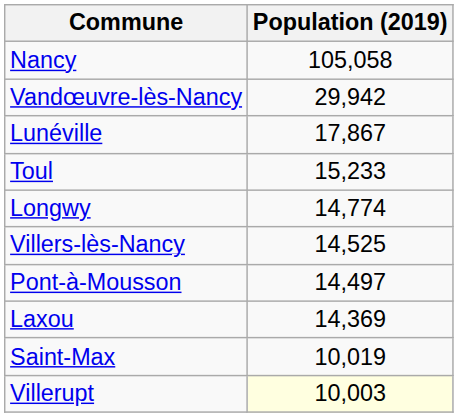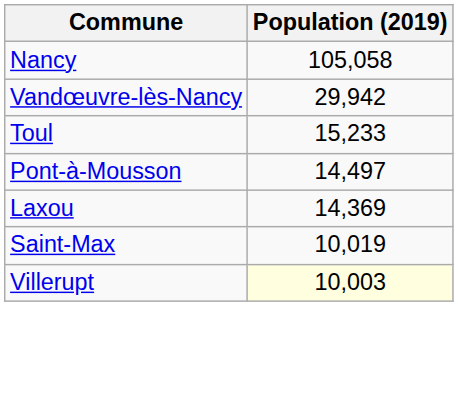- row: (56, 134)
- row: (50, 208)
- row: (98, 245)
